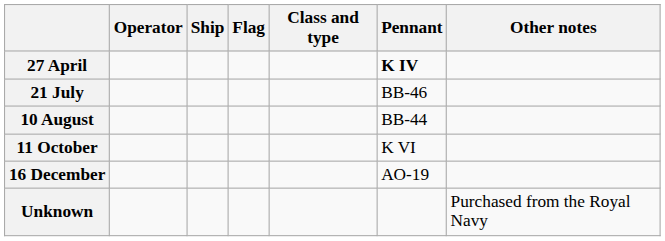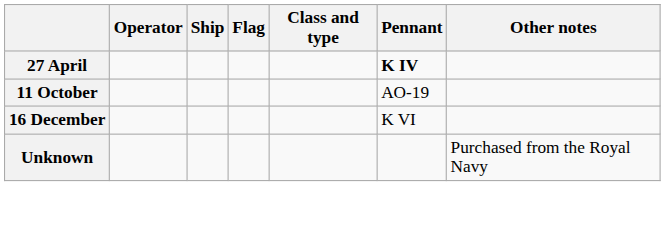- row: (57, 92)
- row: (57, 119)
(399, 147) K VI -> (405, 92) AO-19
(405, 174) AO-19 -> (399, 119) K VI
